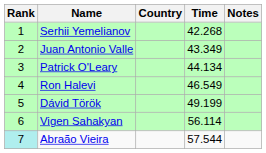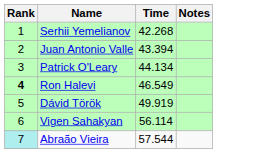- column: (160, 13)
(205, 49) 43.349 -> (156, 49) 43.394
(21, 85) normal -> (21, 85) bold
(205, 103) 49.199 -> (156, 103) 49.919
